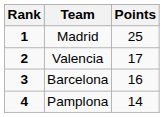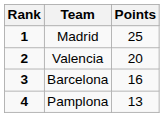(135, 58) 17 -> (135, 58) 20
(135, 101) 14 -> (135, 101) 13
